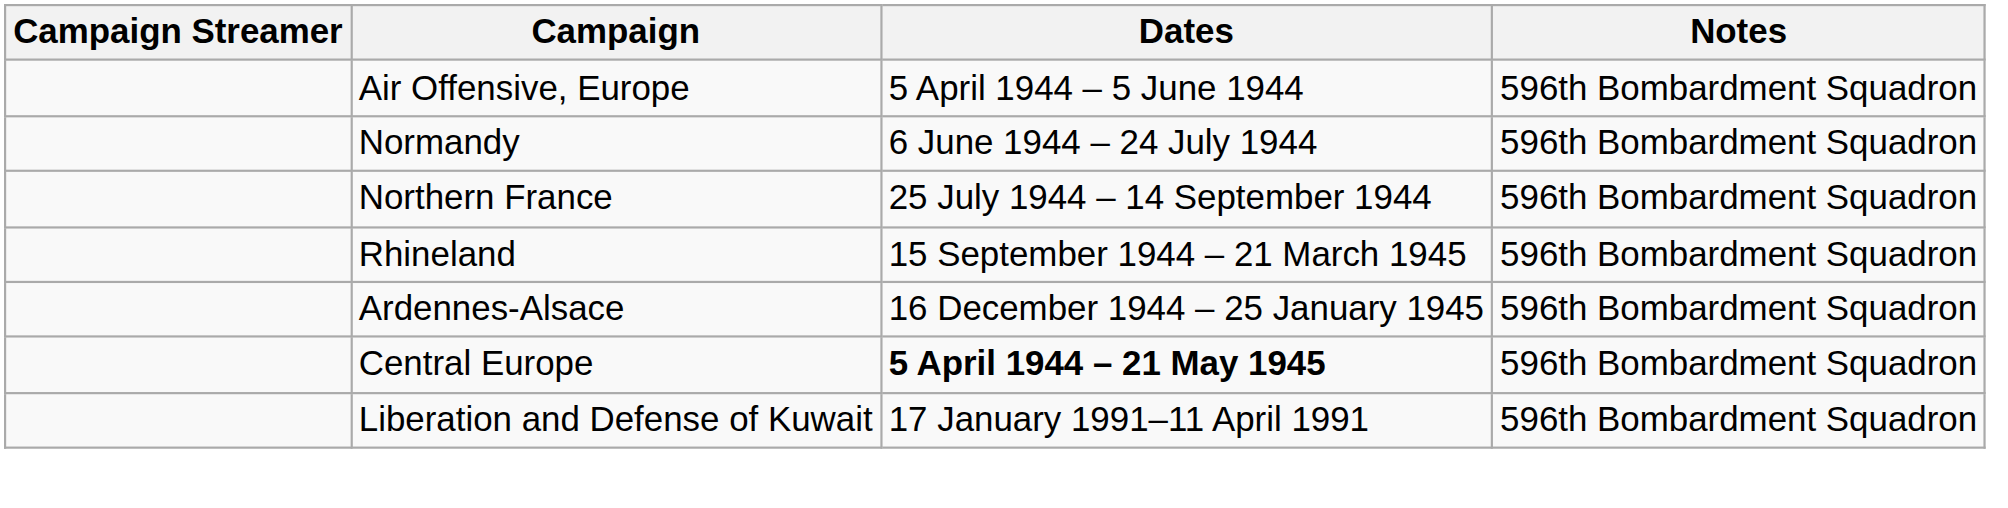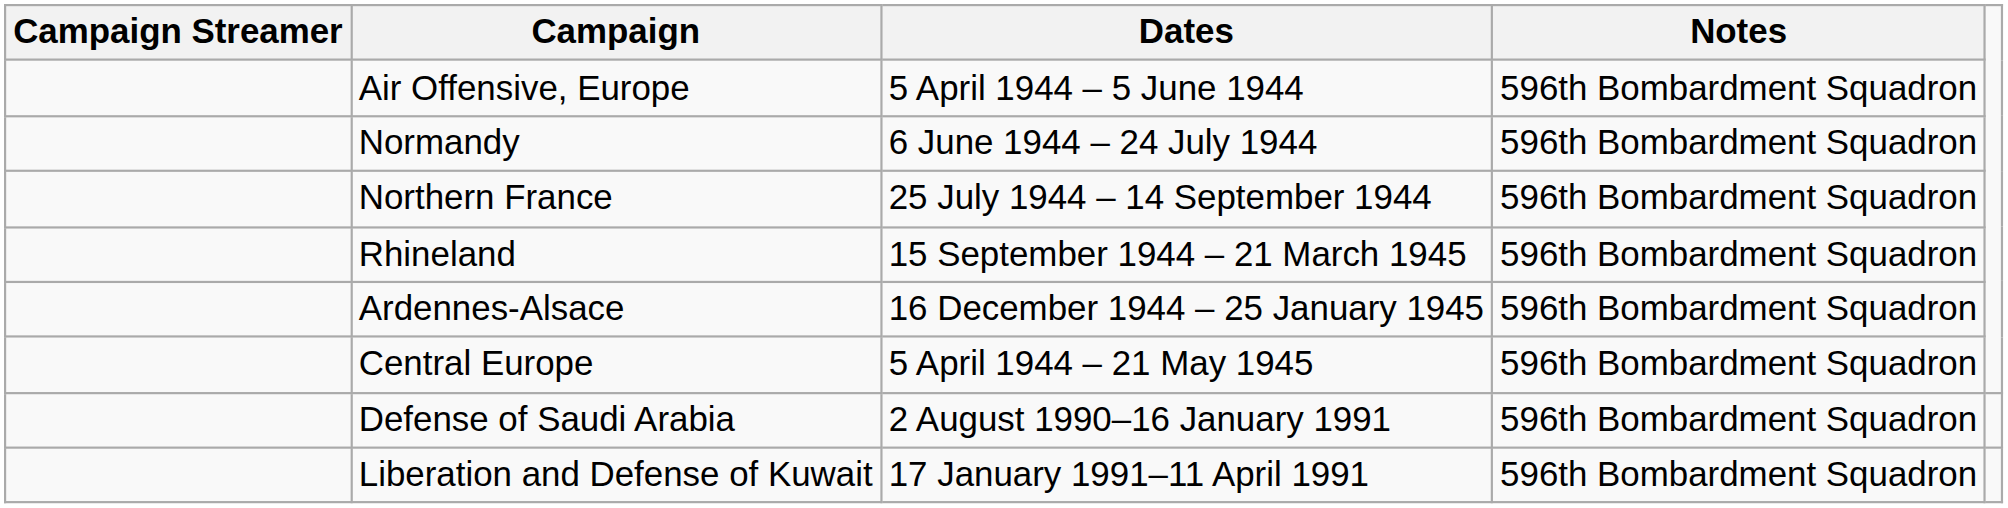(1107, 364) bold -> (1101, 364) normal
+ row: (547, 419)
